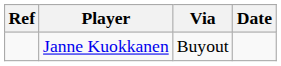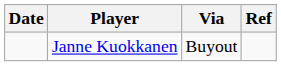columns swapped: (254, 18) <-> (22, 18)
